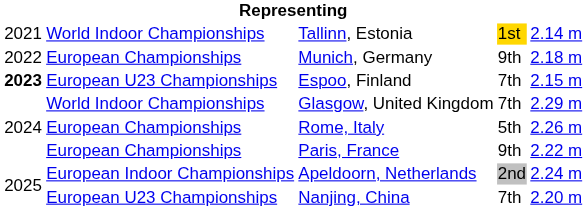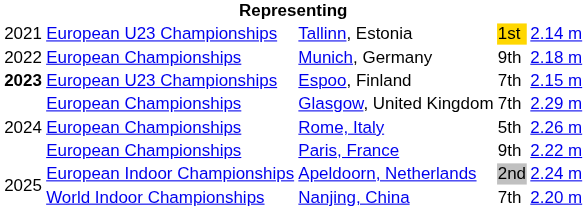(155, 34) World Indoor Championships -> (162, 34) European U23 Championships
(155, 103) World Indoor Championships -> (144, 103) European Championships
(162, 197) European U23 Championships -> (155, 197) World Indoor Championships
